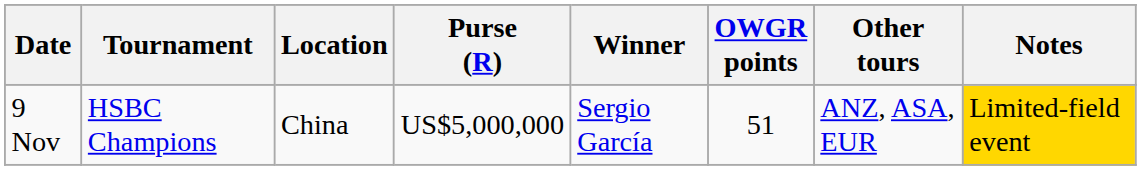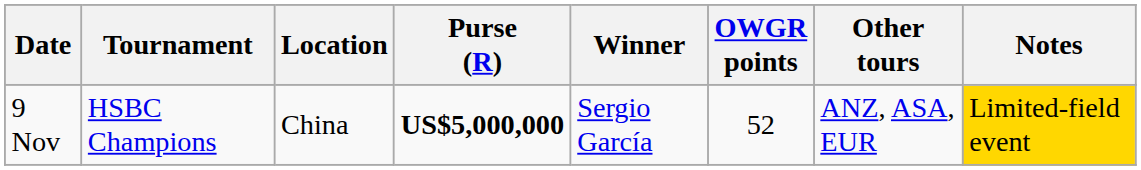(482, 124) normal -> (482, 124) bold
(761, 124) 51 -> (761, 124) 52
